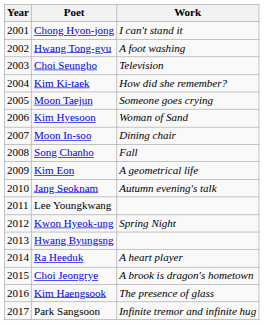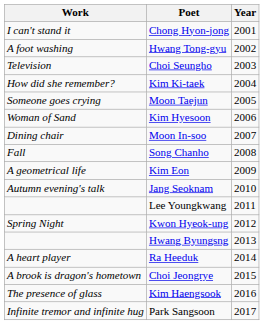columns swapped: (18, 13) <-> (188, 13)
